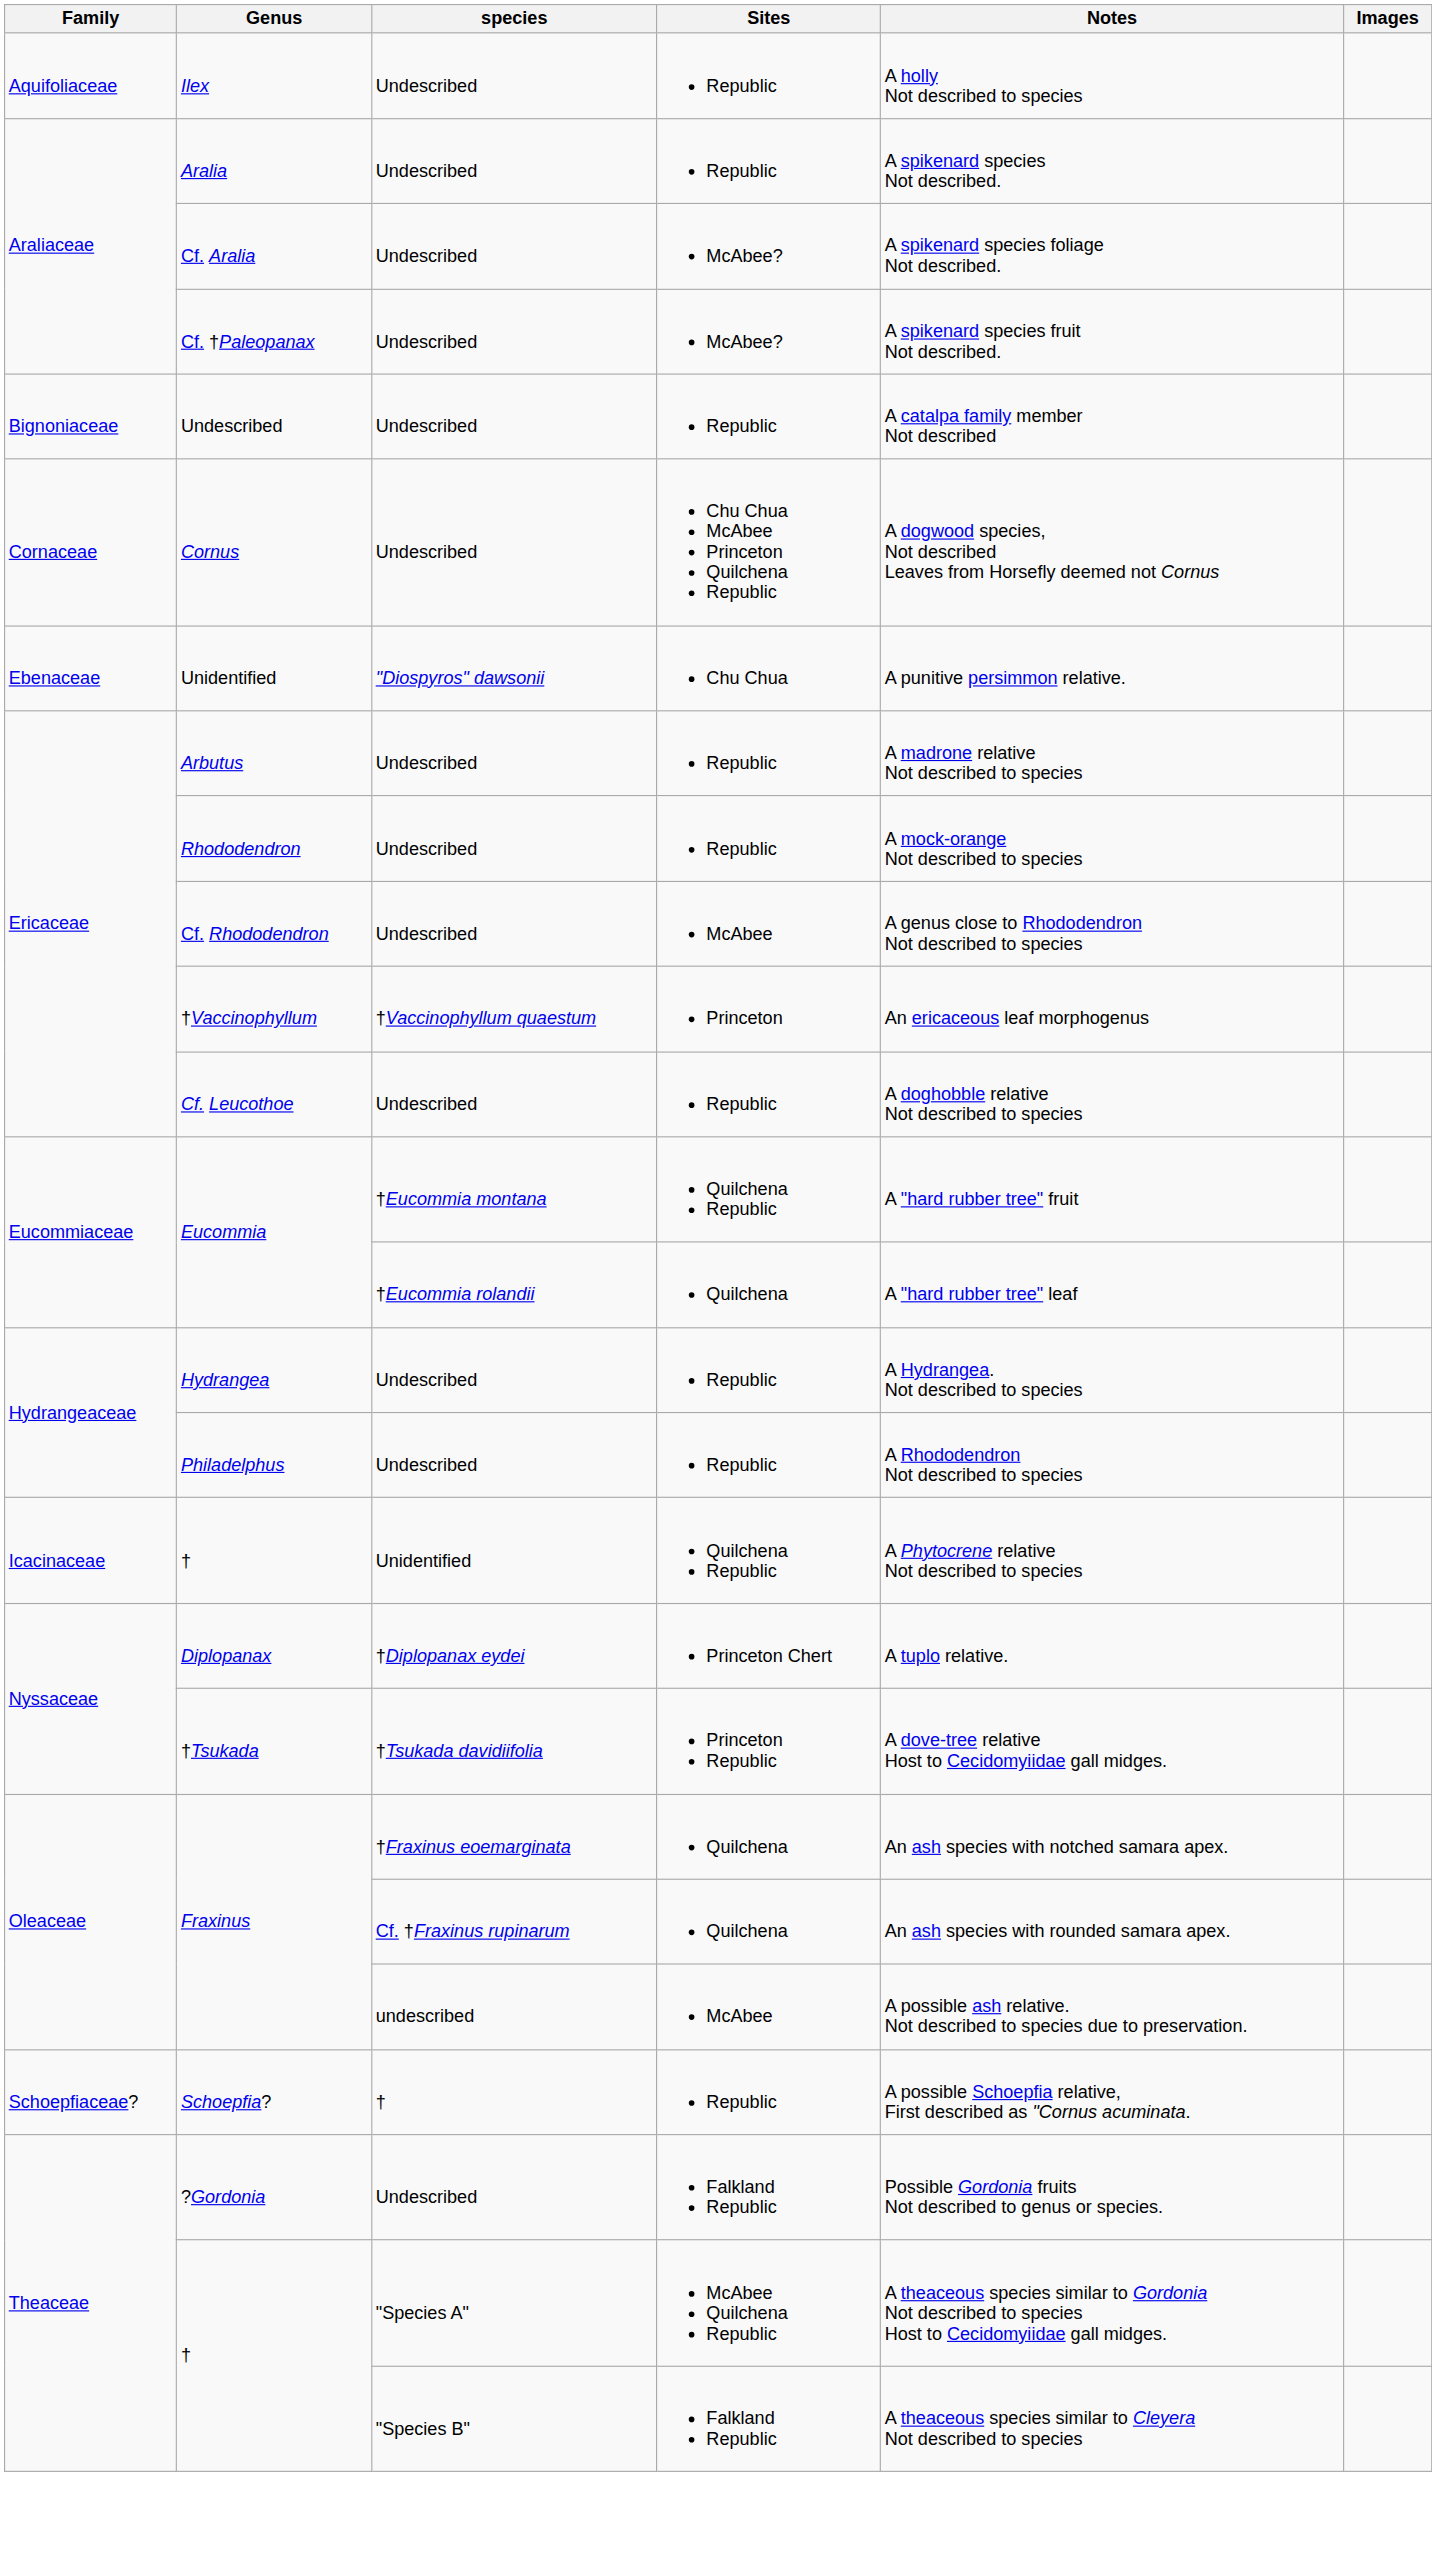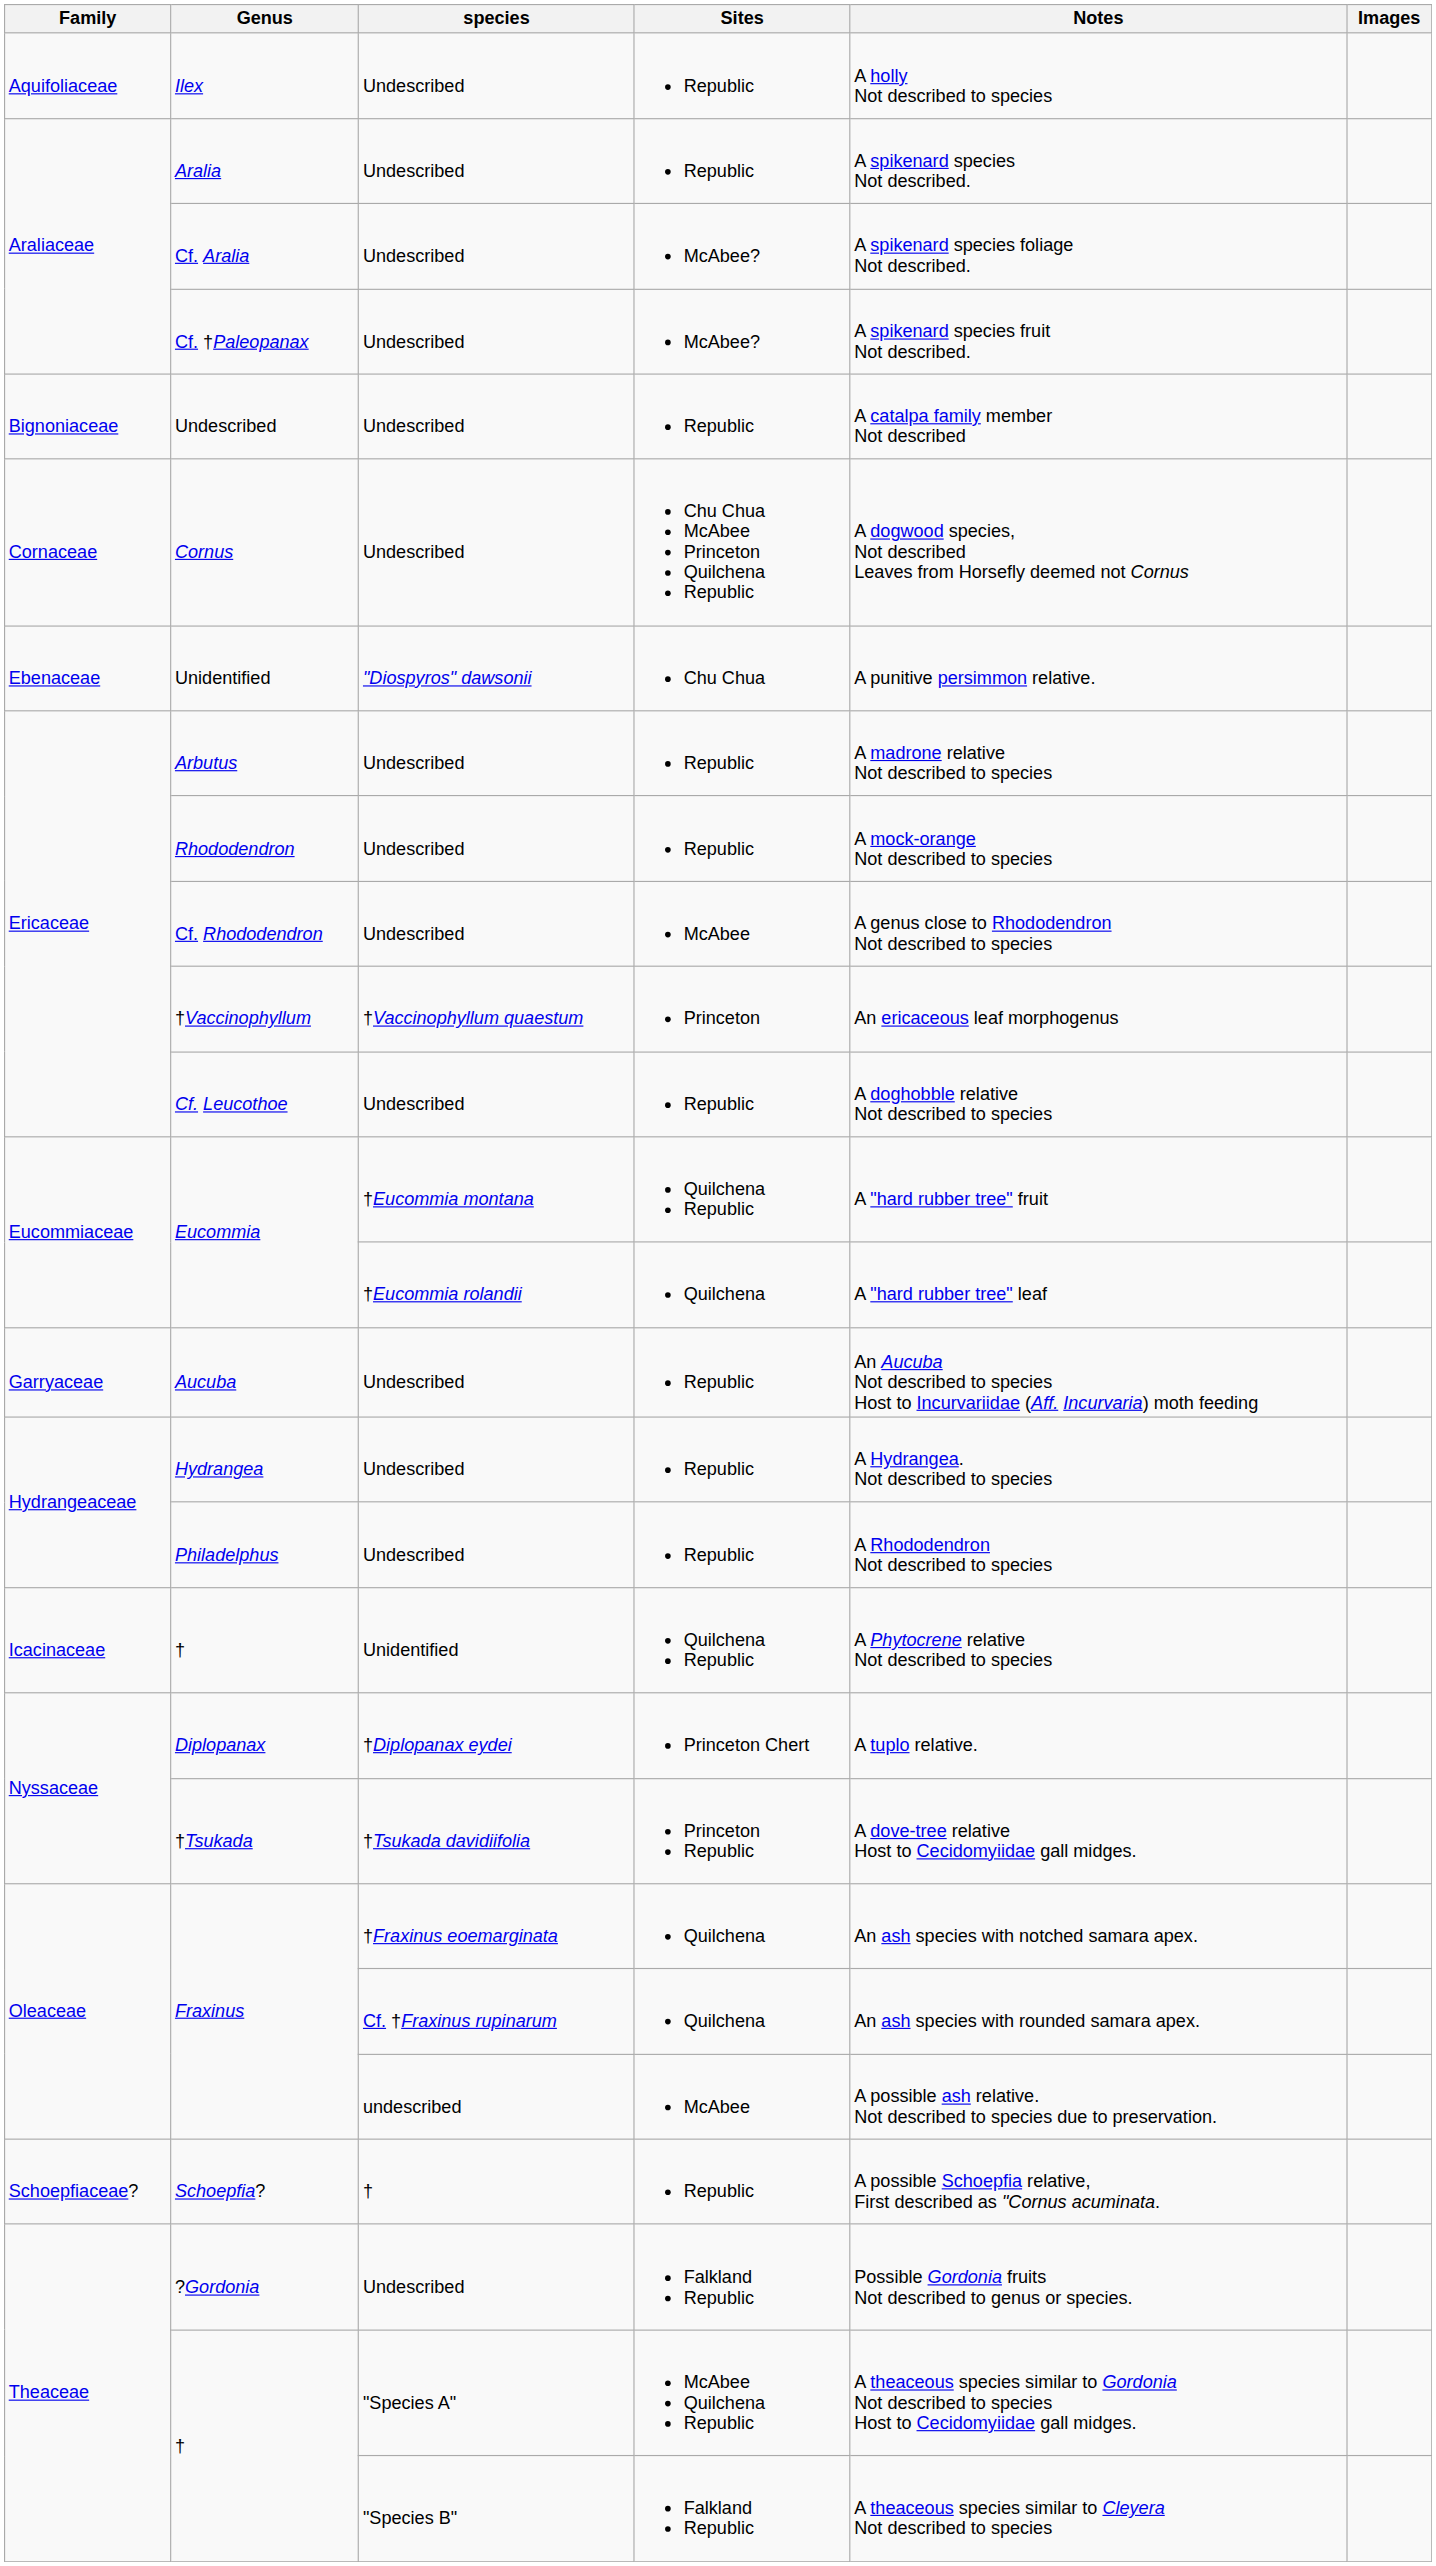+ row: (206, 1382)
